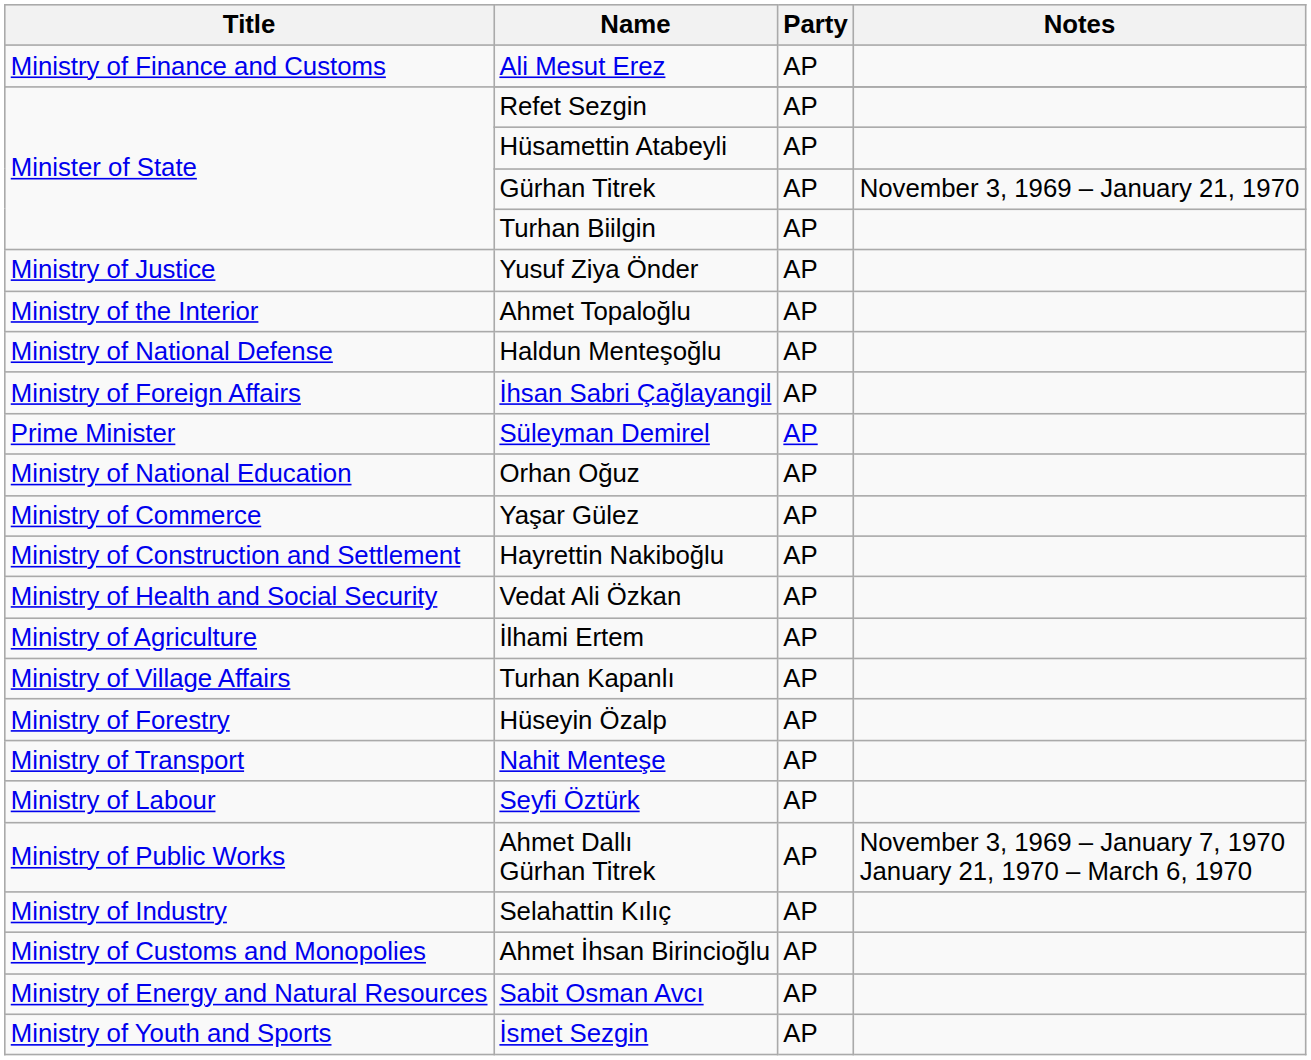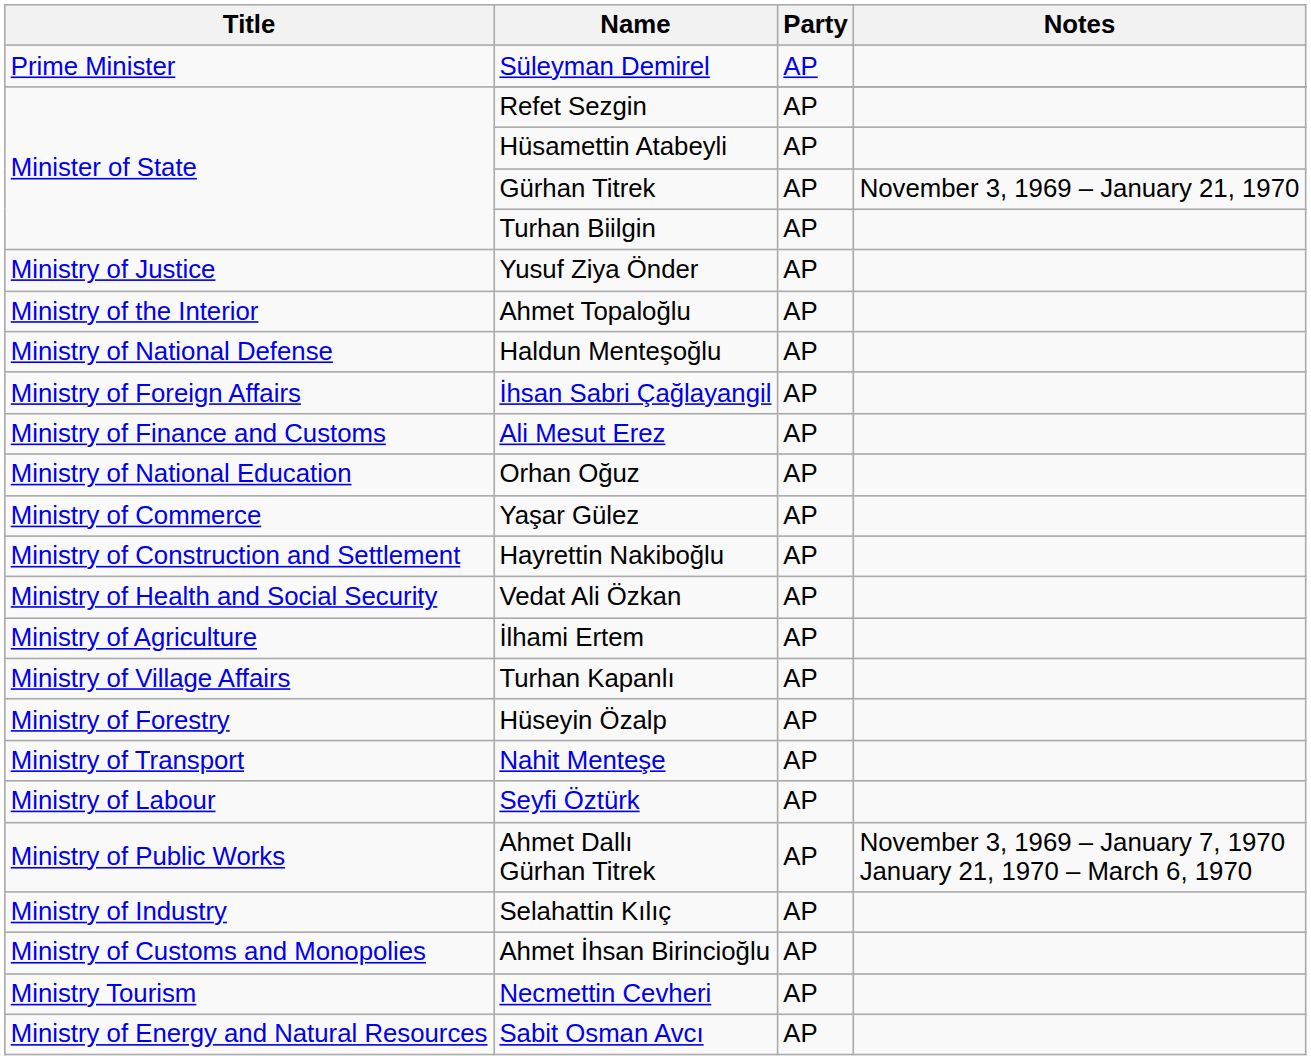rows swapped: (605, 433) <-> (582, 65)
+ row: (605, 993)
- row: (574, 1034)
